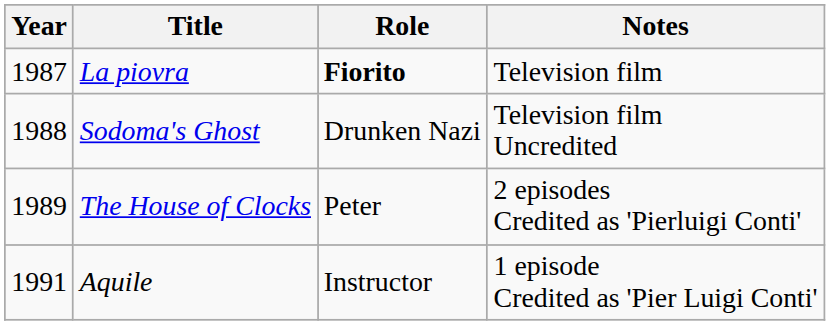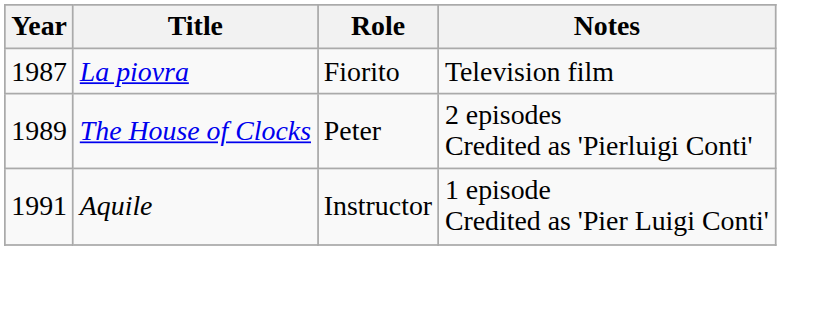(365, 70) bold -> (362, 70) normal
- row: (170, 130)
